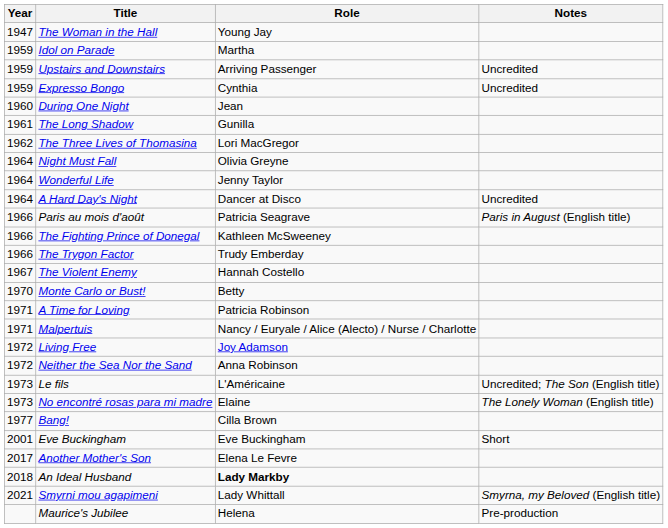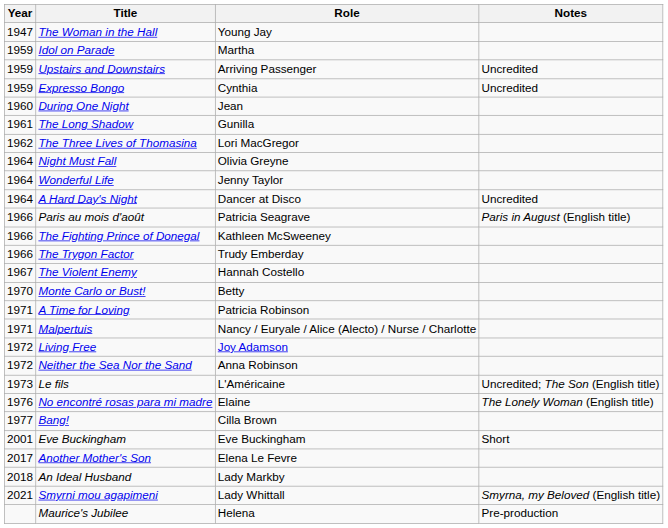(20, 402) 1973 -> (20, 402) 1976
(253, 476) bold -> (251, 476) normal
